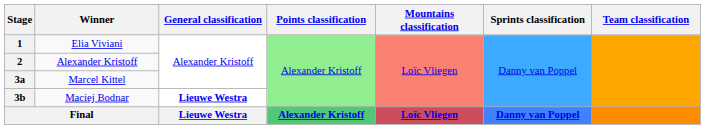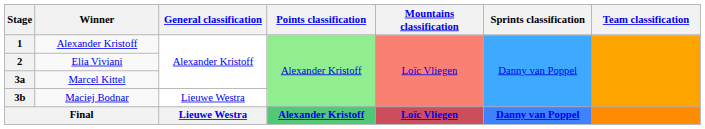(97, 44) Elia Viviani -> (97, 44) Alexander Kristoff
(97, 62) Alexander Kristoff -> (97, 62) Elia Viviani
(213, 97) bold -> (213, 97) normal
